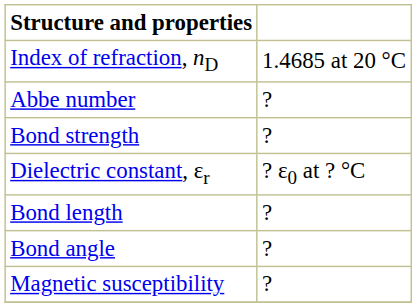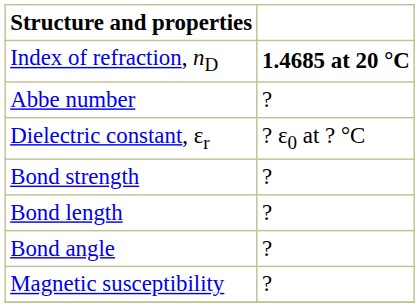(334, 61) normal -> (336, 61) bold
rows swapped: (110, 174) <-> (75, 135)
